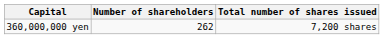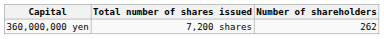columns swapped: (297, 12) <-> (153, 12)
